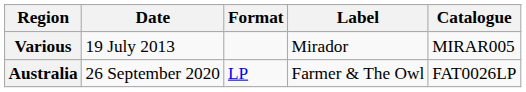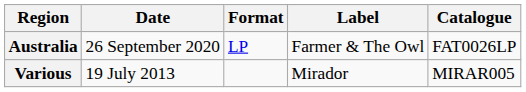rows swapped: (43, 45) <-> (43, 73)
